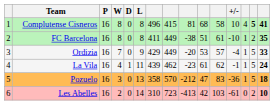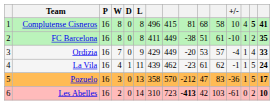(253, 51) 5 -> (253, 51) 4
(264, 79) 18 -> (264, 79) 17
(188, 93) normal -> (188, 93) bold
